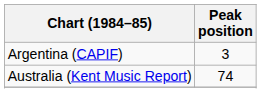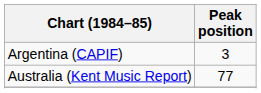(225, 76) 74 -> (225, 76) 77
